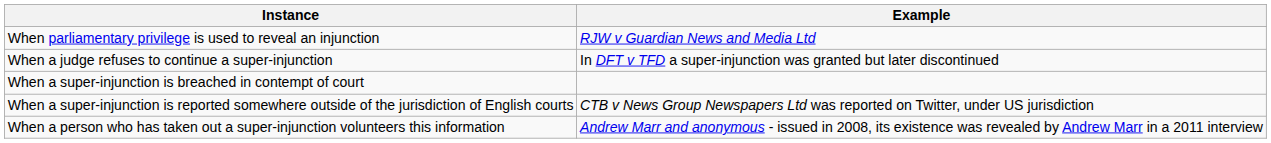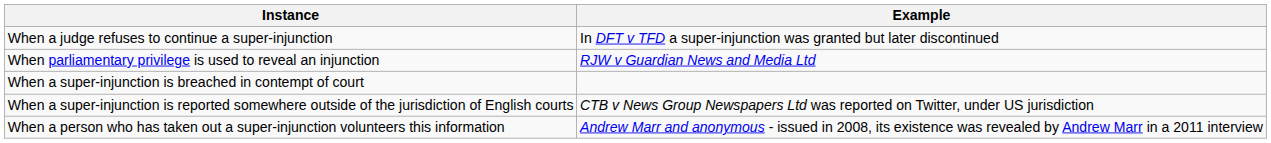rows swapped: (170, 60) <-> (194, 37)
